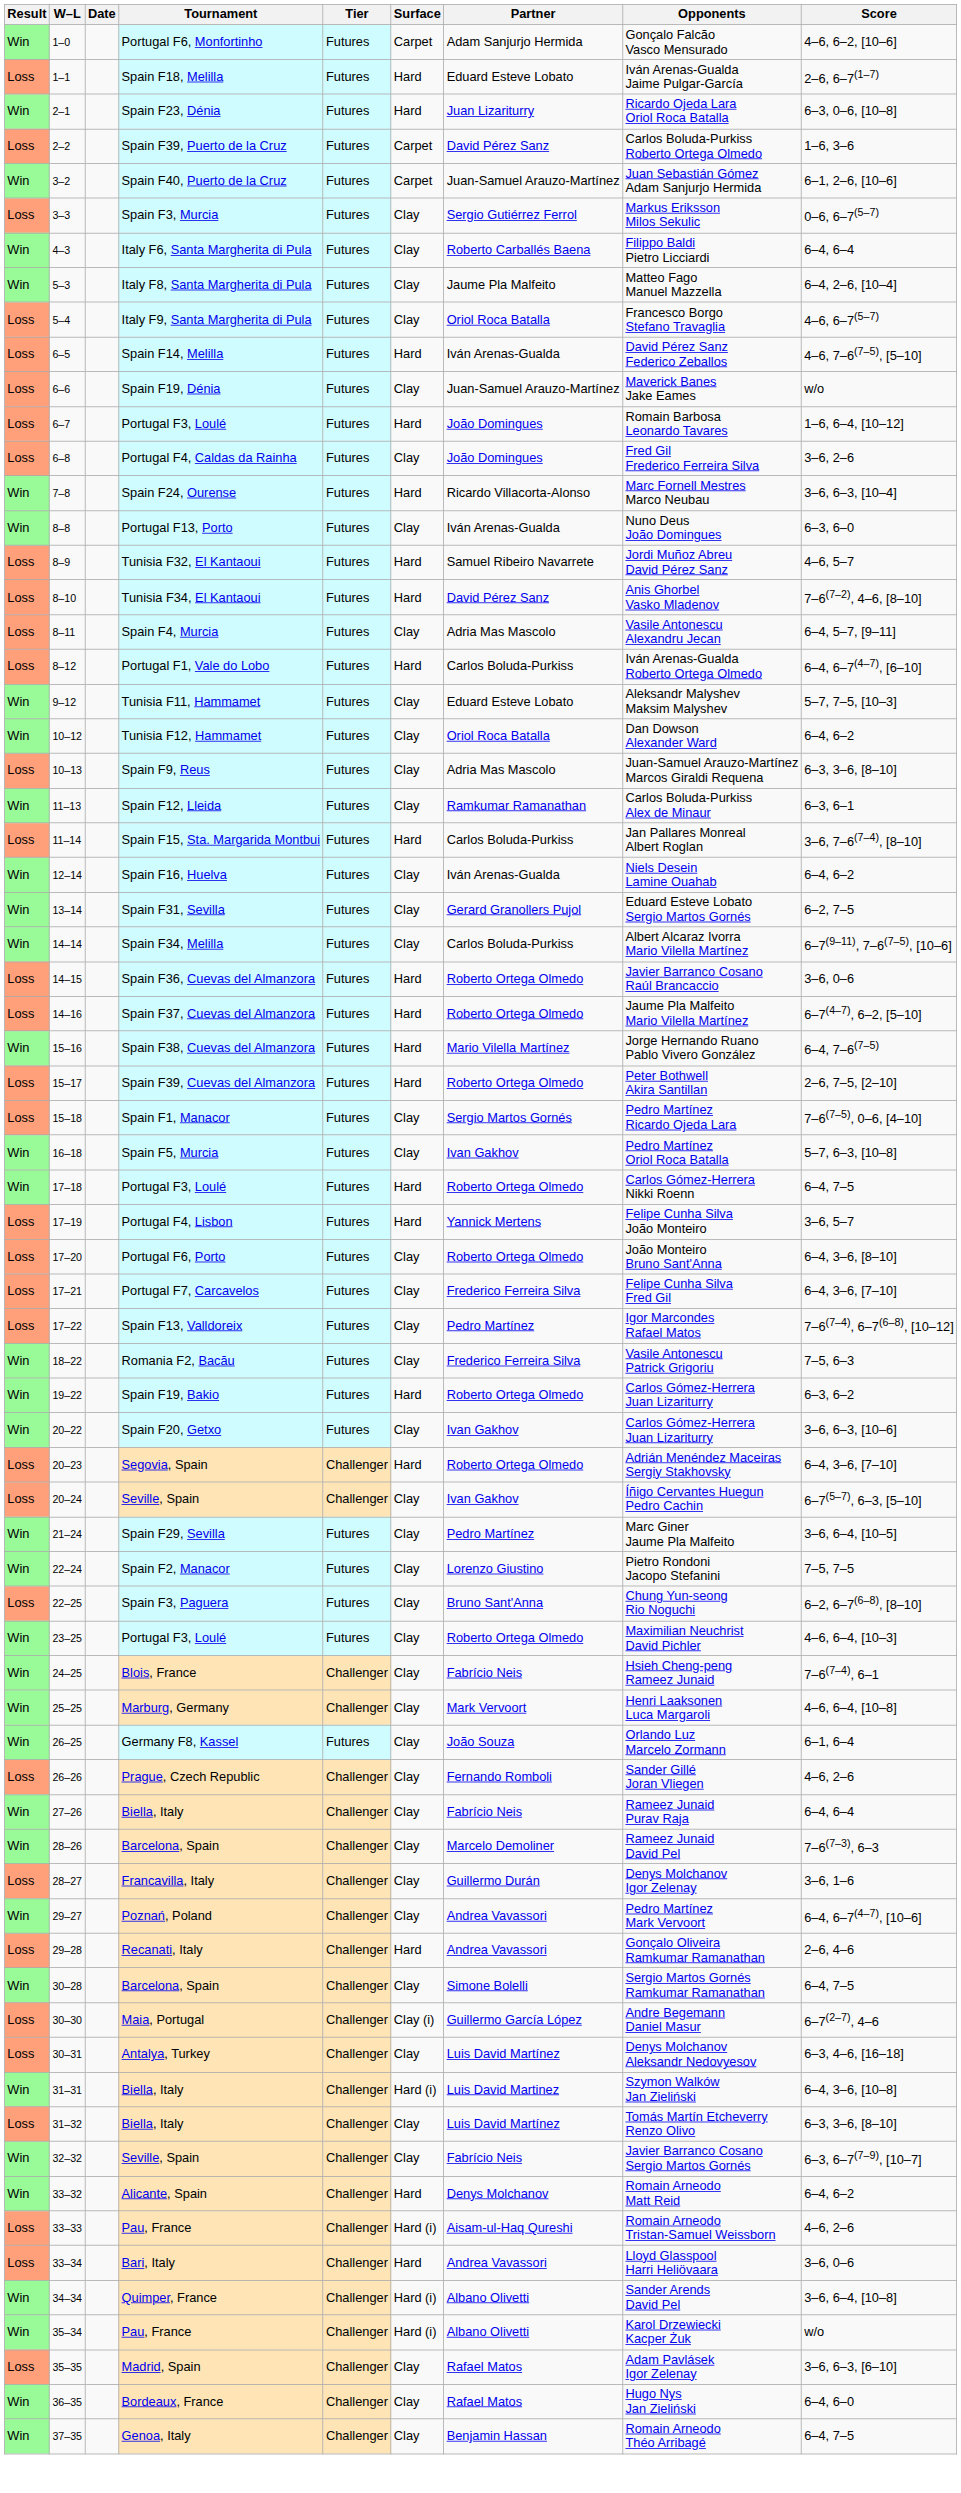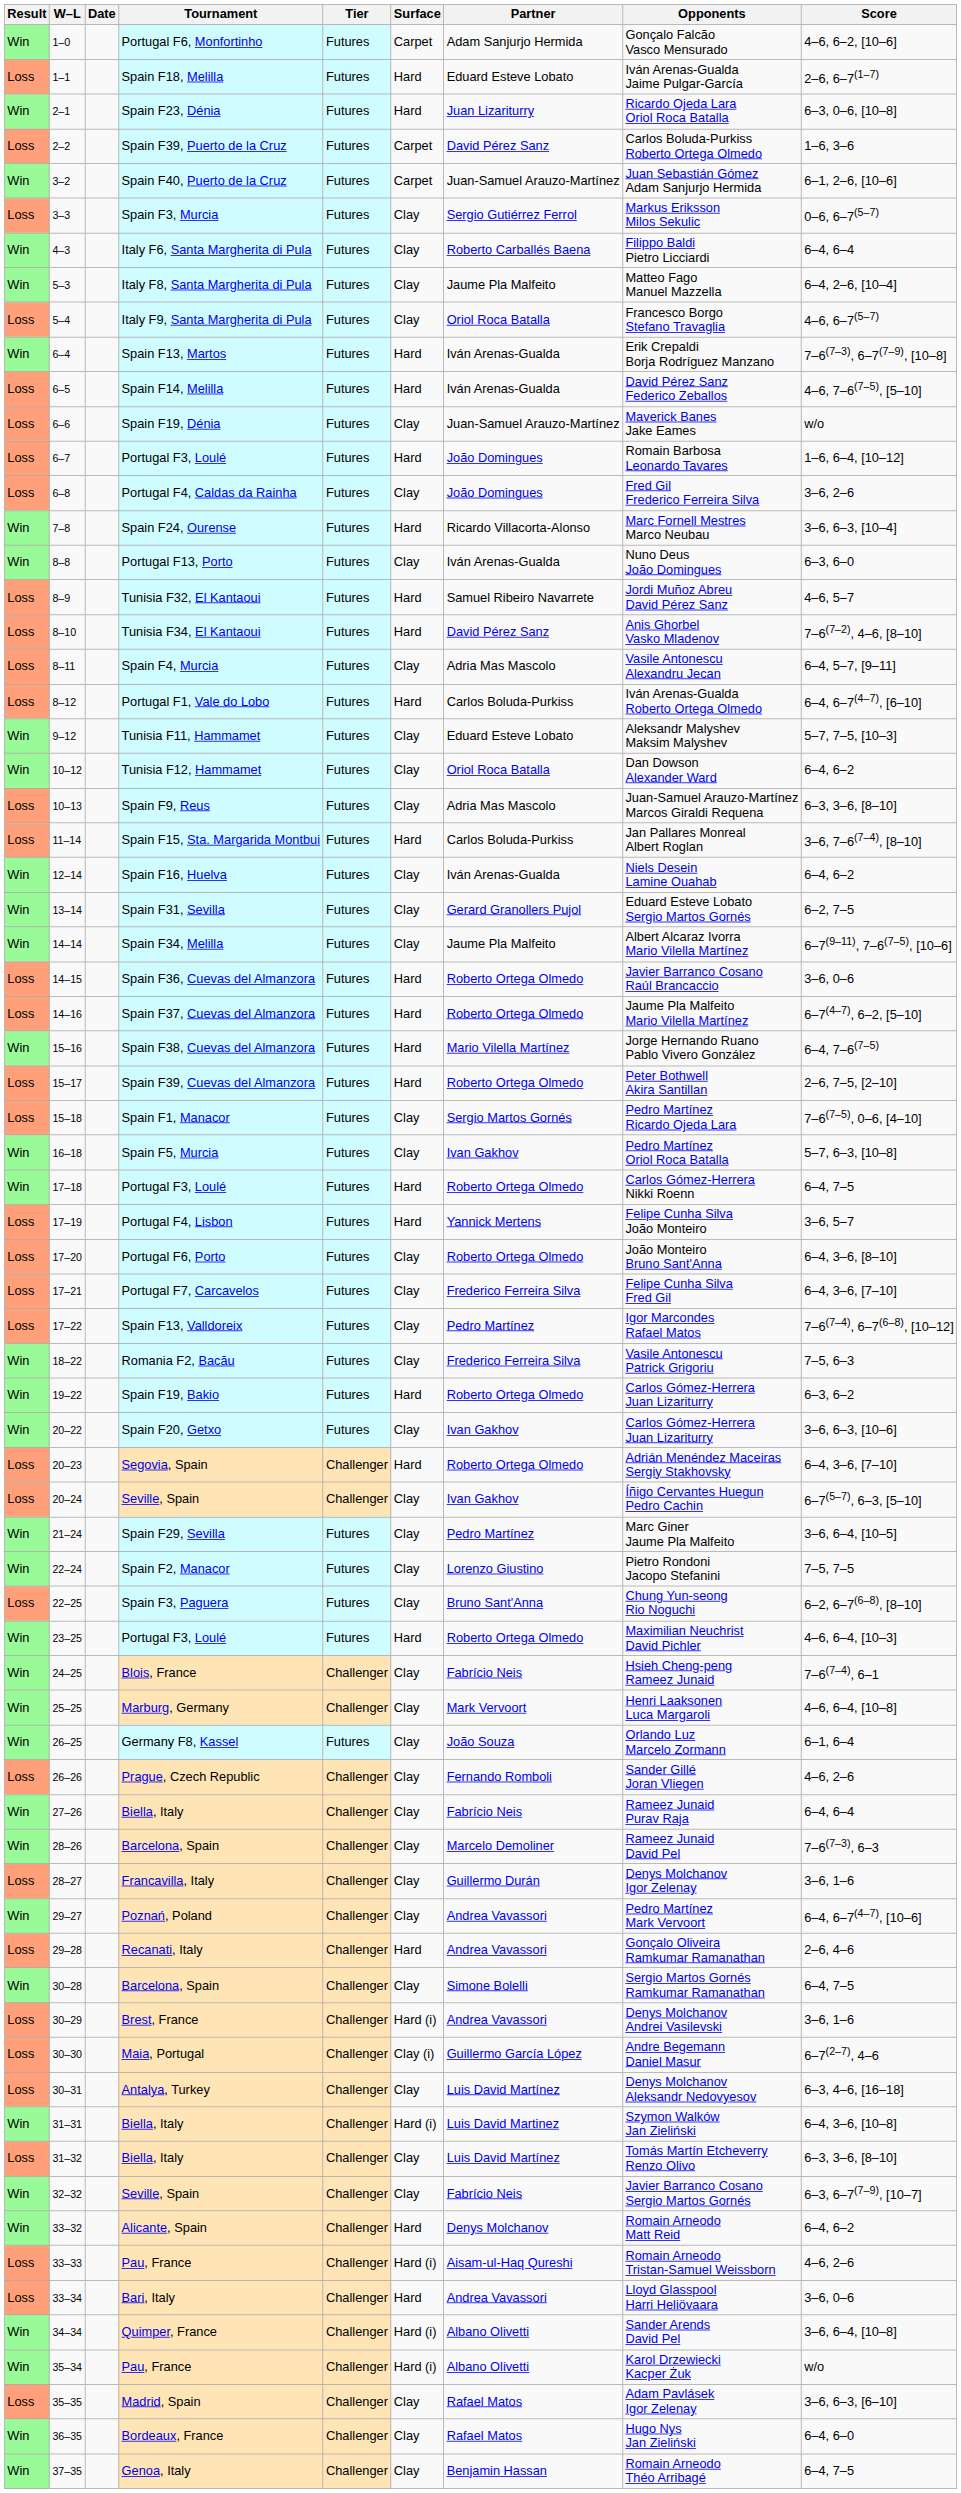+ row: (61, 355)
- row: (67, 806)
(510, 944) Carlos Boluda-Purkiss -> (501, 944) Jaume Pla Malfeito
(407, 1638) Clay -> (408, 1638) Hard
+ row: (67, 2020)
